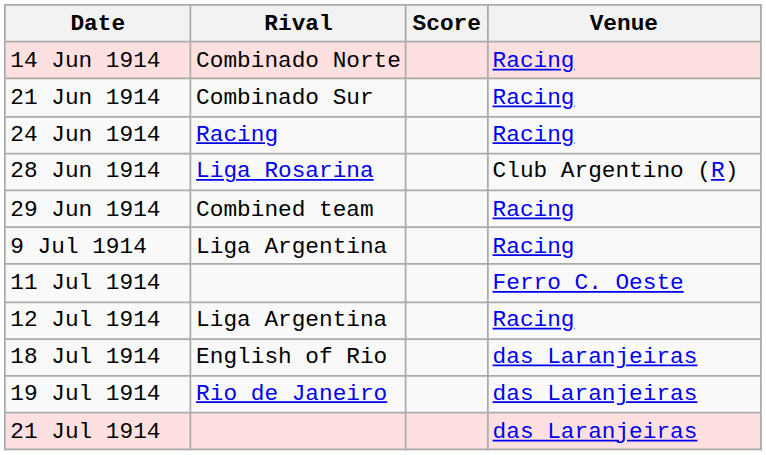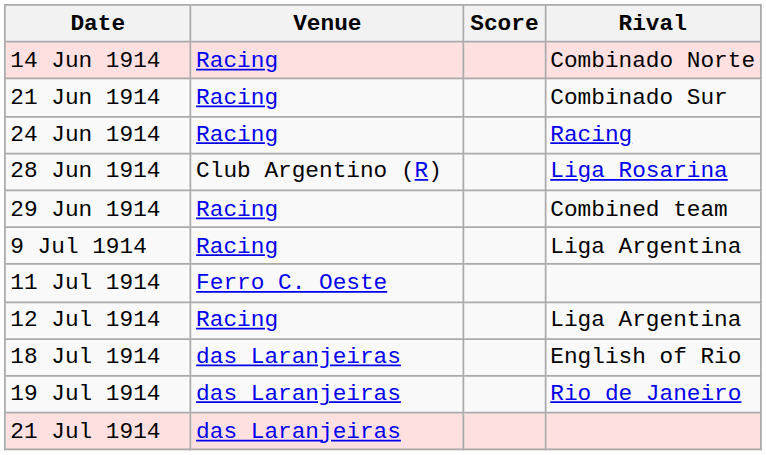columns swapped: (299, 23) <-> (624, 23)
